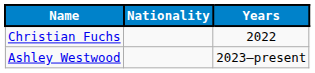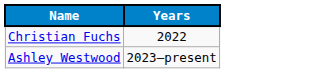- column: (168, 16)
